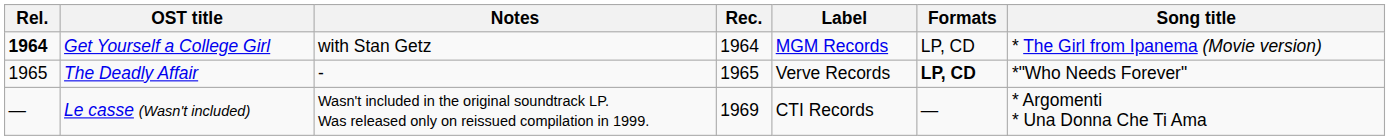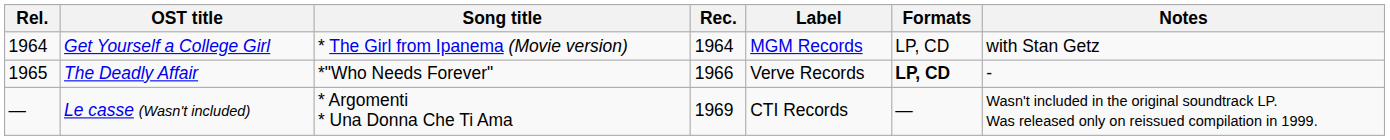columns swapped: (1196, 18) <-> (515, 18)
(28, 45) bold -> (28, 45) normal
(740, 73) 1965 -> (714, 73) 1966
